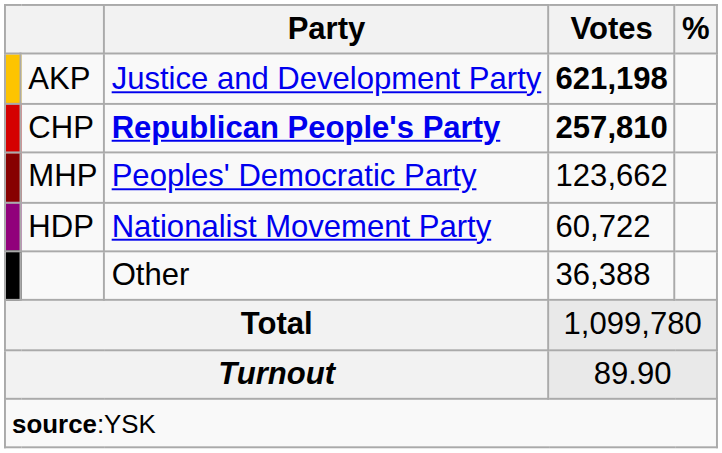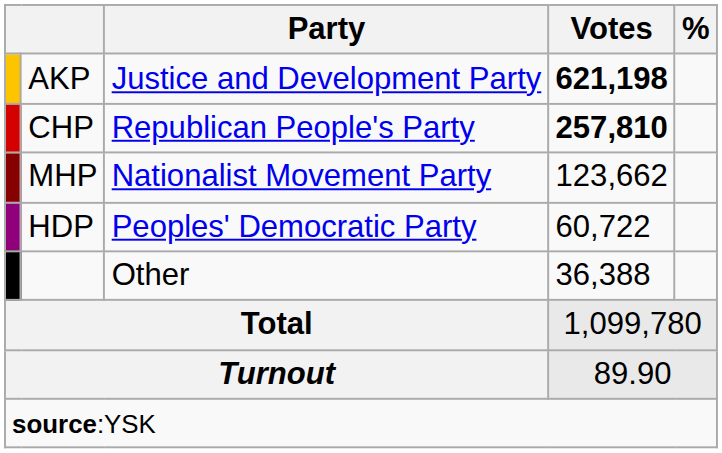(306, 127) bold -> (293, 127) normal
(294, 176) Peoples' Democratic Party -> (301, 176) Nationalist Movement Party
(301, 226) Nationalist Movement Party -> (294, 226) Peoples' Democratic Party
